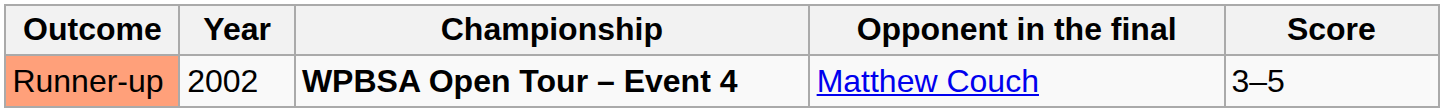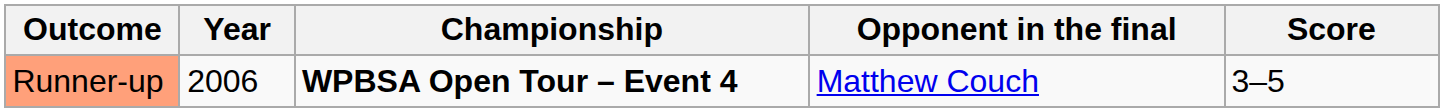(223, 80) 2002 -> (223, 80) 2006
